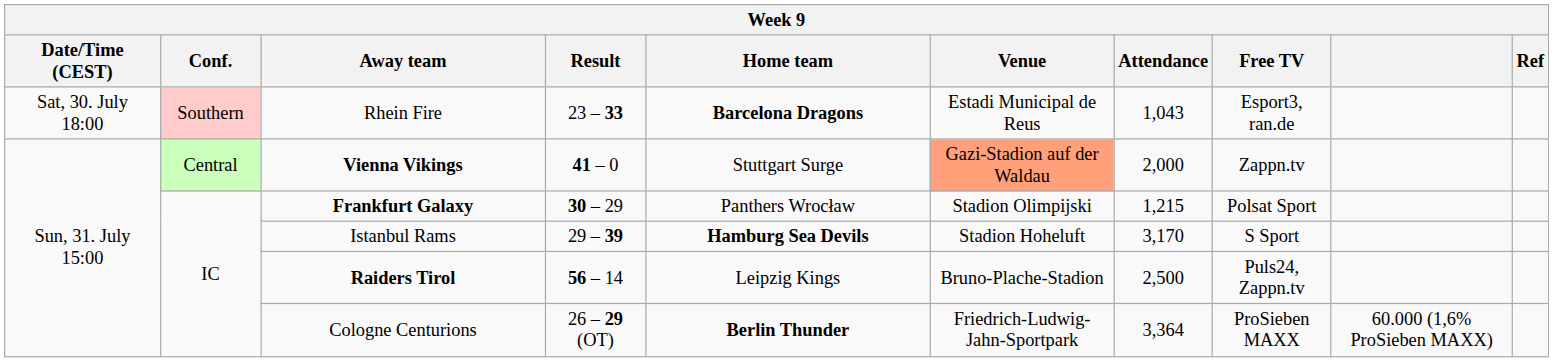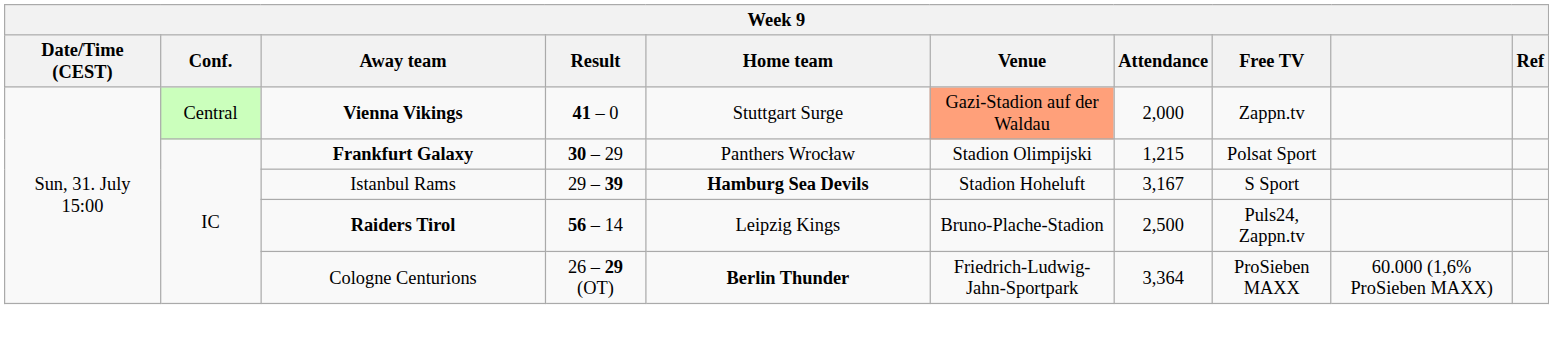- row: (403, 113)
(1163, 236) 3,170 -> (1163, 184) 3,167
